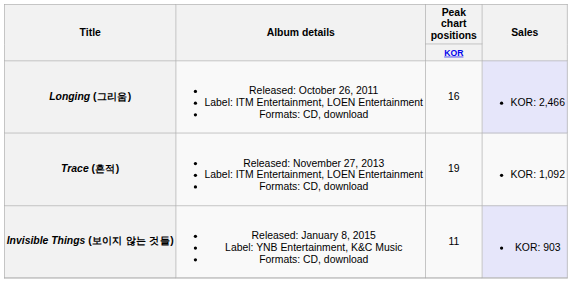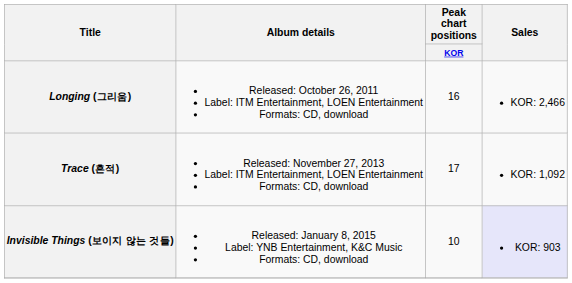(525, 103) lavender background -> (525, 103) no background
(454, 169) 19 -> (454, 169) 17
(454, 241) 11 -> (454, 241) 10
